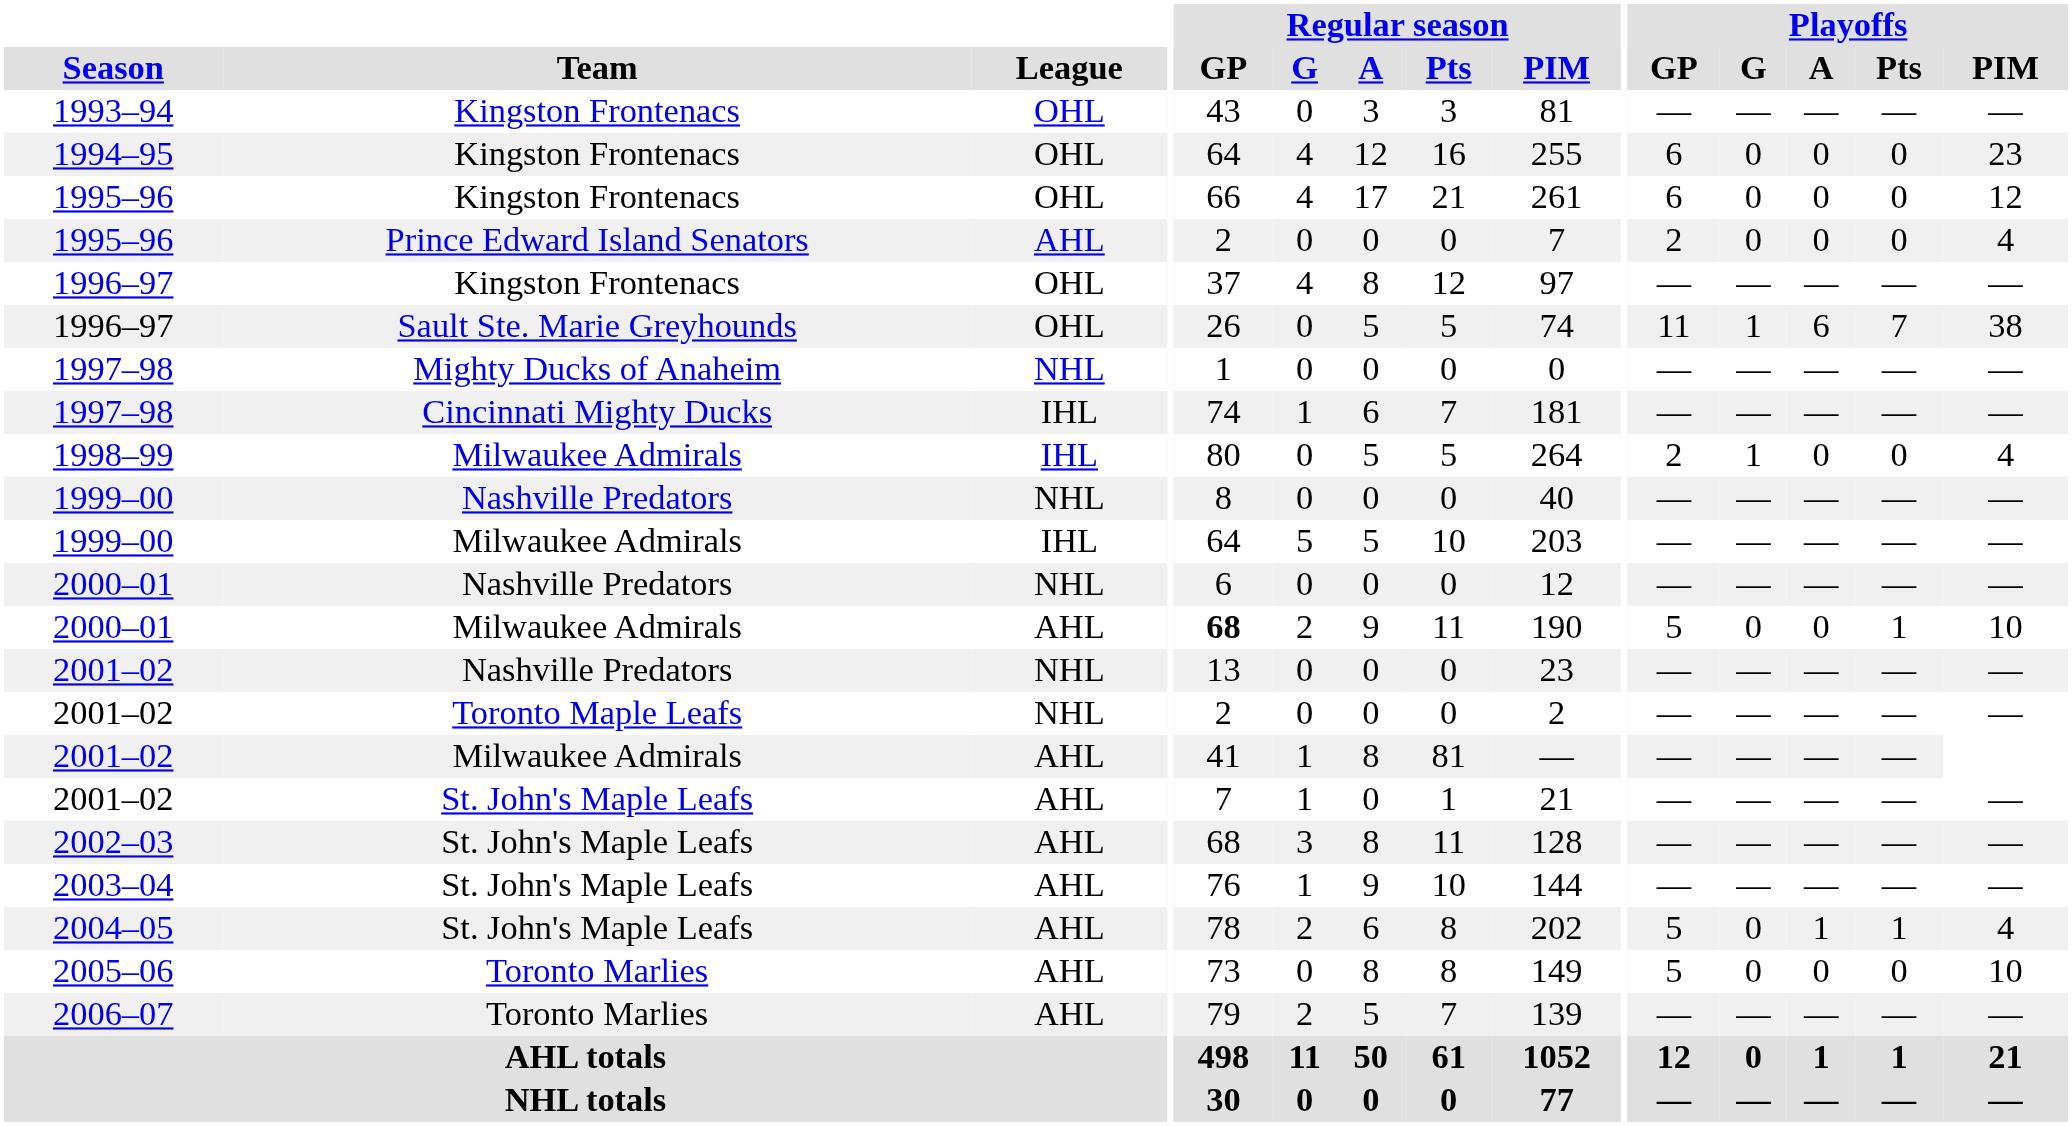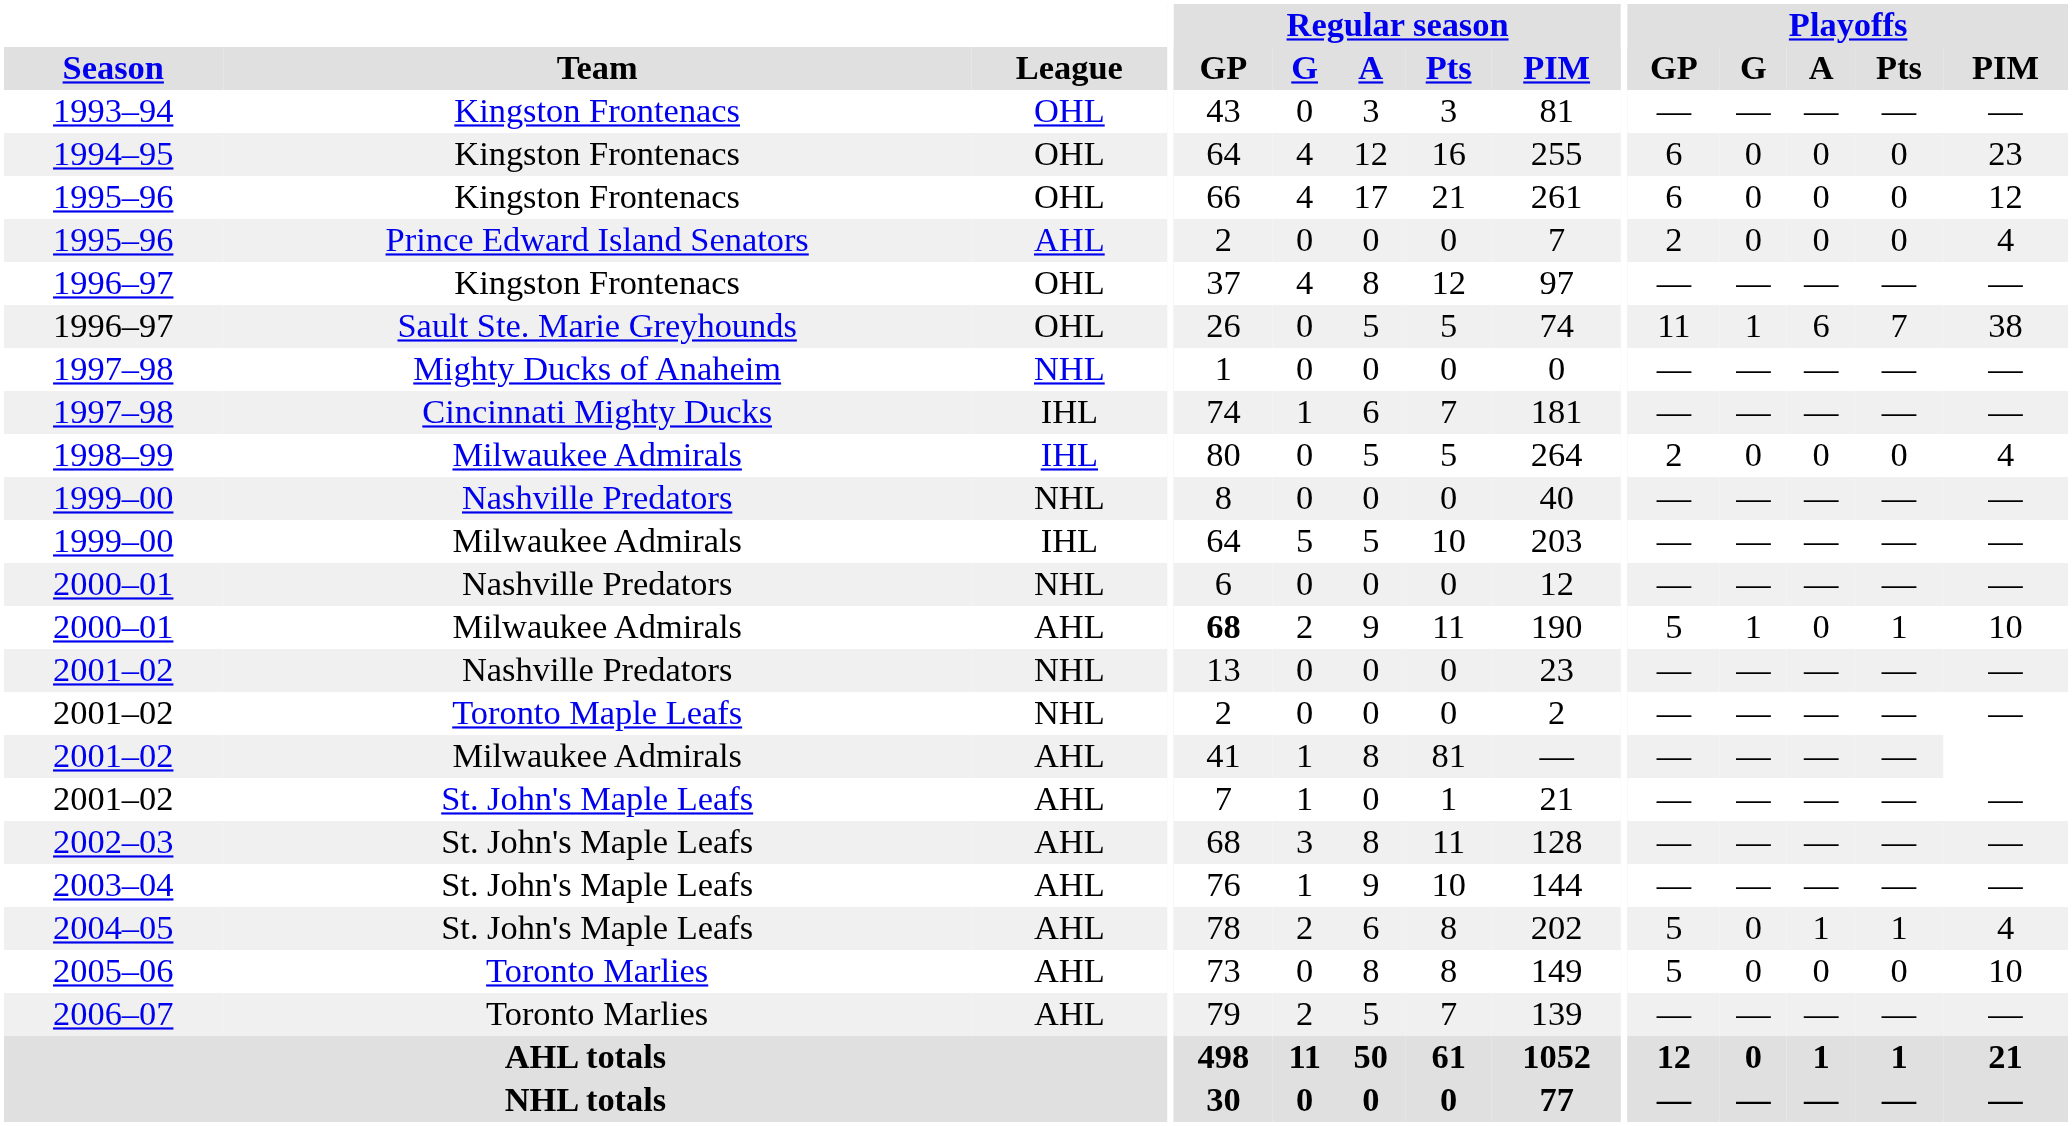(1753, 454) 1 -> (1753, 454) 0
(1753, 626) 0 -> (1753, 626) 1
